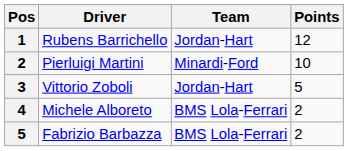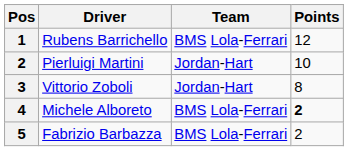(213, 40) Jordan-Hart -> (231, 40) BMS Lola-Ferrari
(216, 63) Minardi-Ford -> (213, 63) Jordan-Hart
(298, 87) 5 -> (298, 87) 8
(298, 110) normal -> (298, 110) bold
